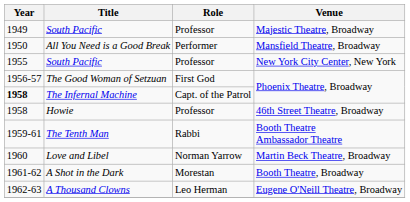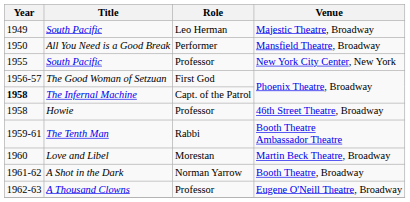(195, 29) Professor -> (201, 29) Leo Herman
(209, 156) Norman Yarrow -> (195, 156) Morestan
(195, 172) Morestan -> (209, 172) Norman Yarrow
(201, 189) Leo Herman -> (195, 189) Professor
